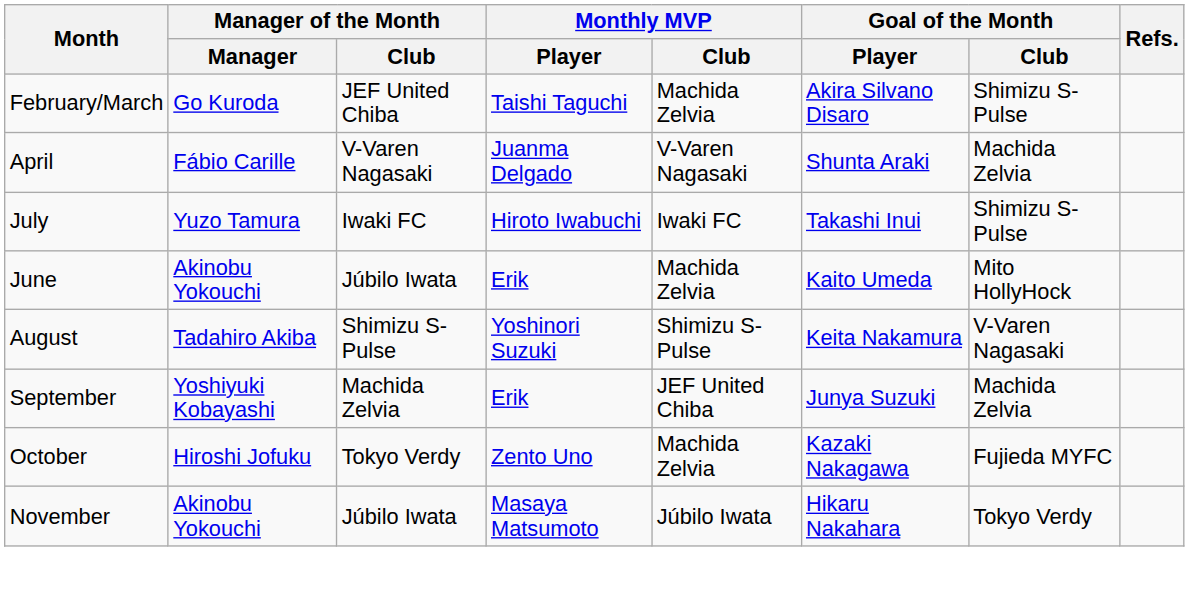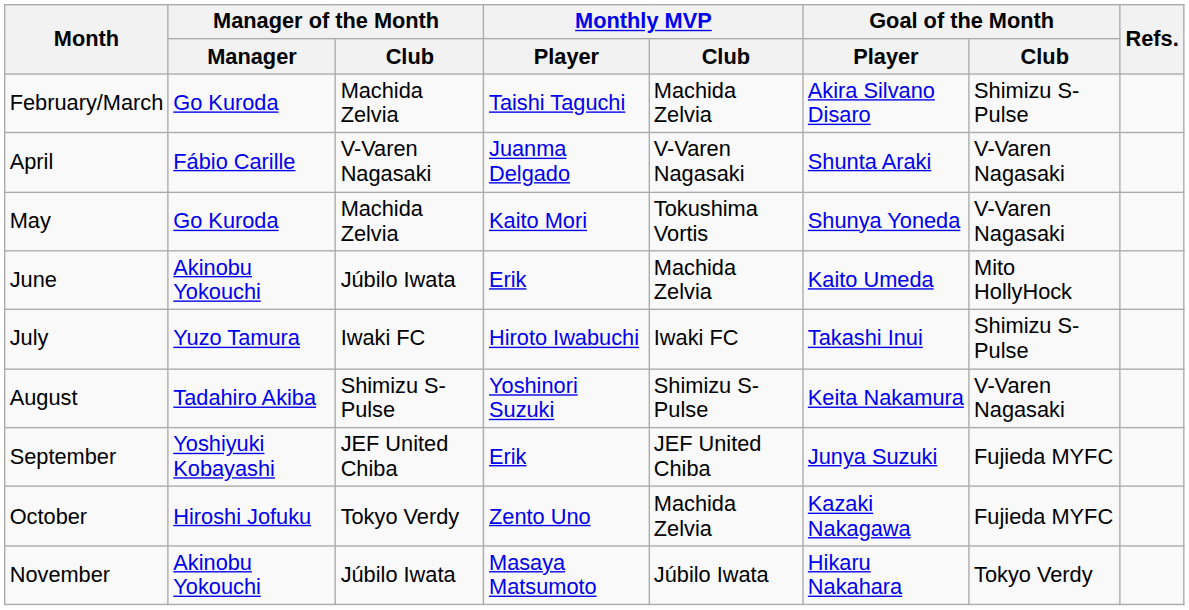(396, 103) JEF United Chiba -> (382, 103) Machida Zelvia
(1014, 162) Machida Zelvia -> (1019, 162) V-Varen Nagasaki
+ row: (30, 220)
rows swapped: (33, 279) <-> (29, 220)
(383, 397) Machida Zelvia -> (394, 456) JEF United Chiba
(1014, 397) Machida Zelvia -> (1044, 456) Fujieda MYFC
